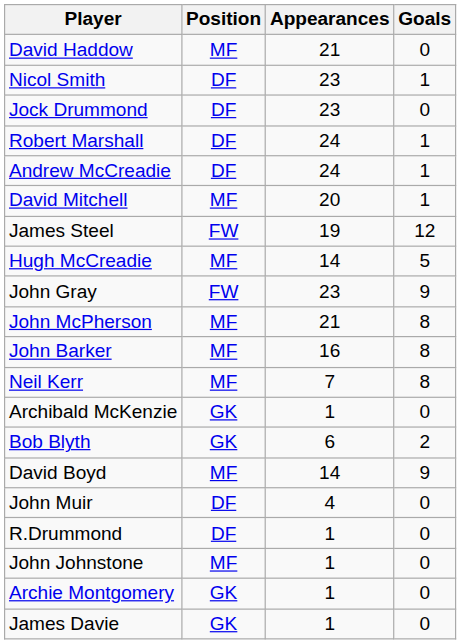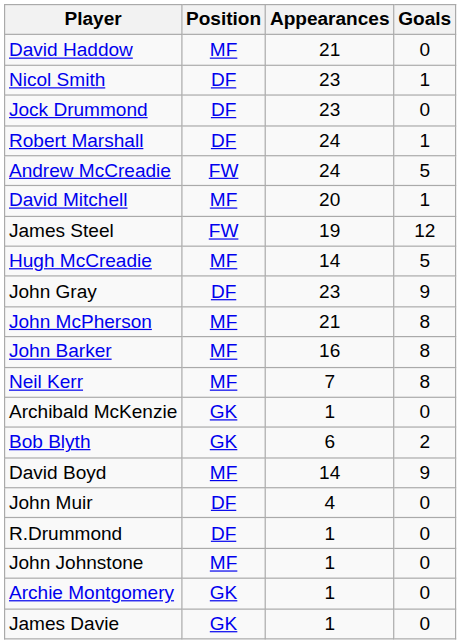(224, 170) DF -> (224, 170) FW
(425, 170) 1 -> (425, 170) 5
(224, 291) FW -> (224, 291) DF
